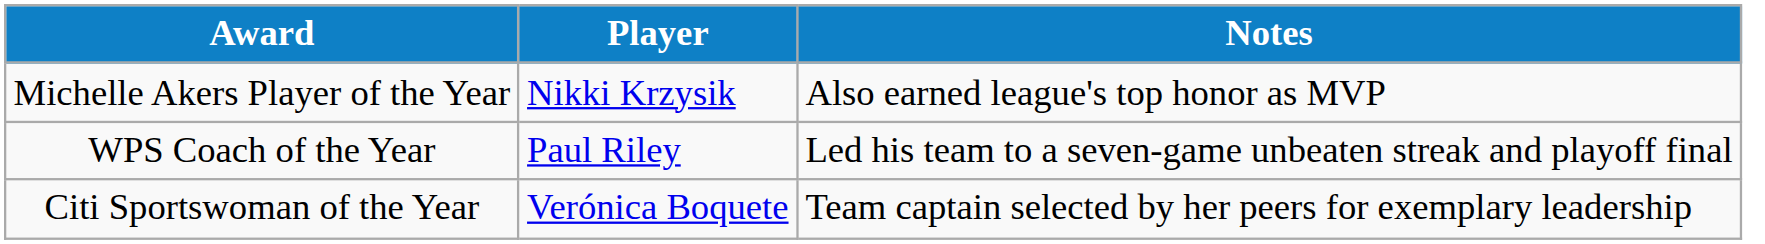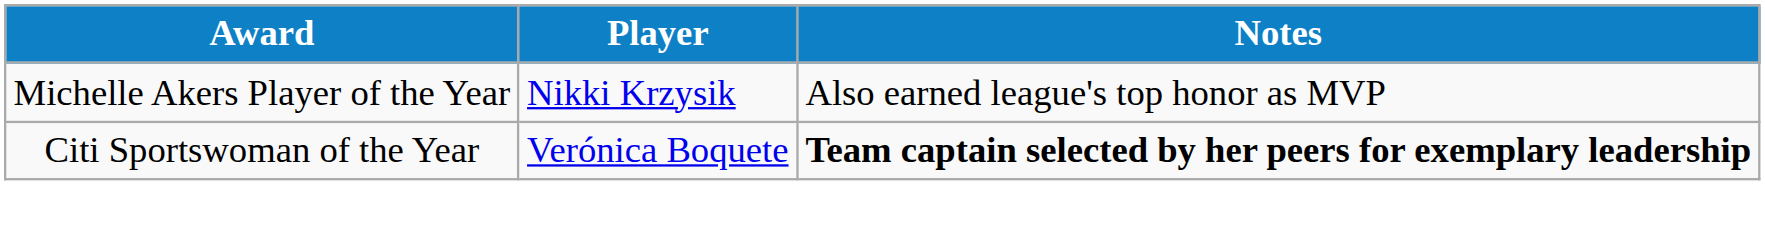- row: (262, 149)
(1249, 207) normal -> (1278, 149) bold
